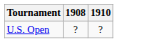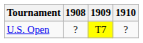+ column: (101, 13)
